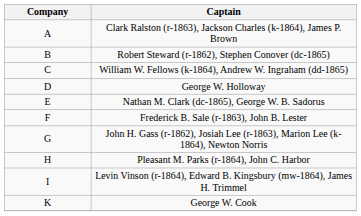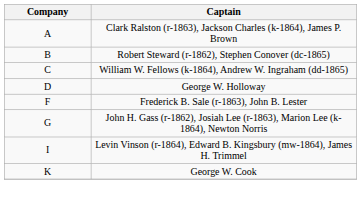- row: (224, 102)
- row: (224, 160)
